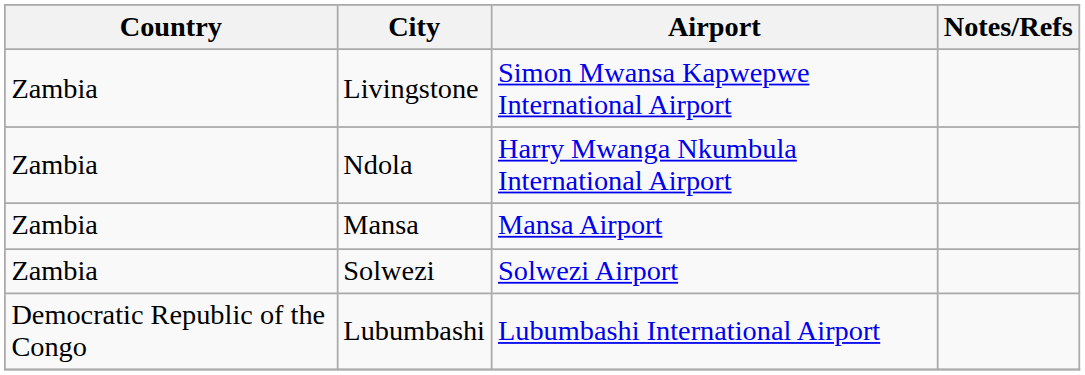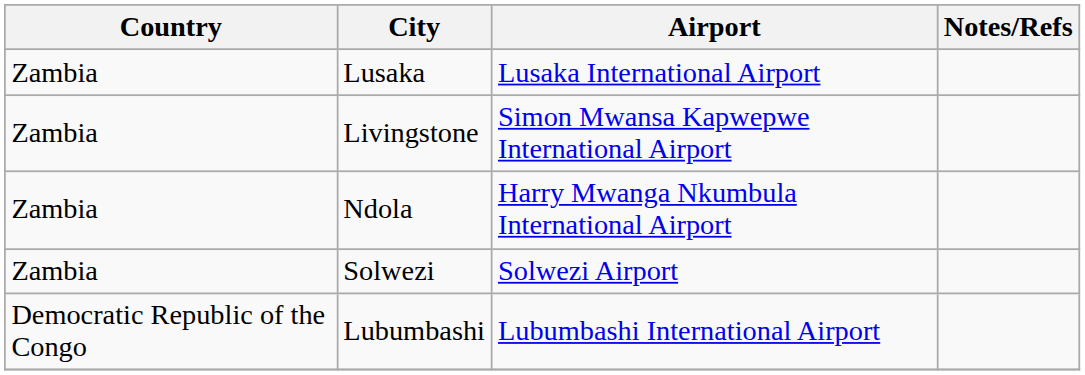+ row: (384, 71)
- row: (381, 225)
